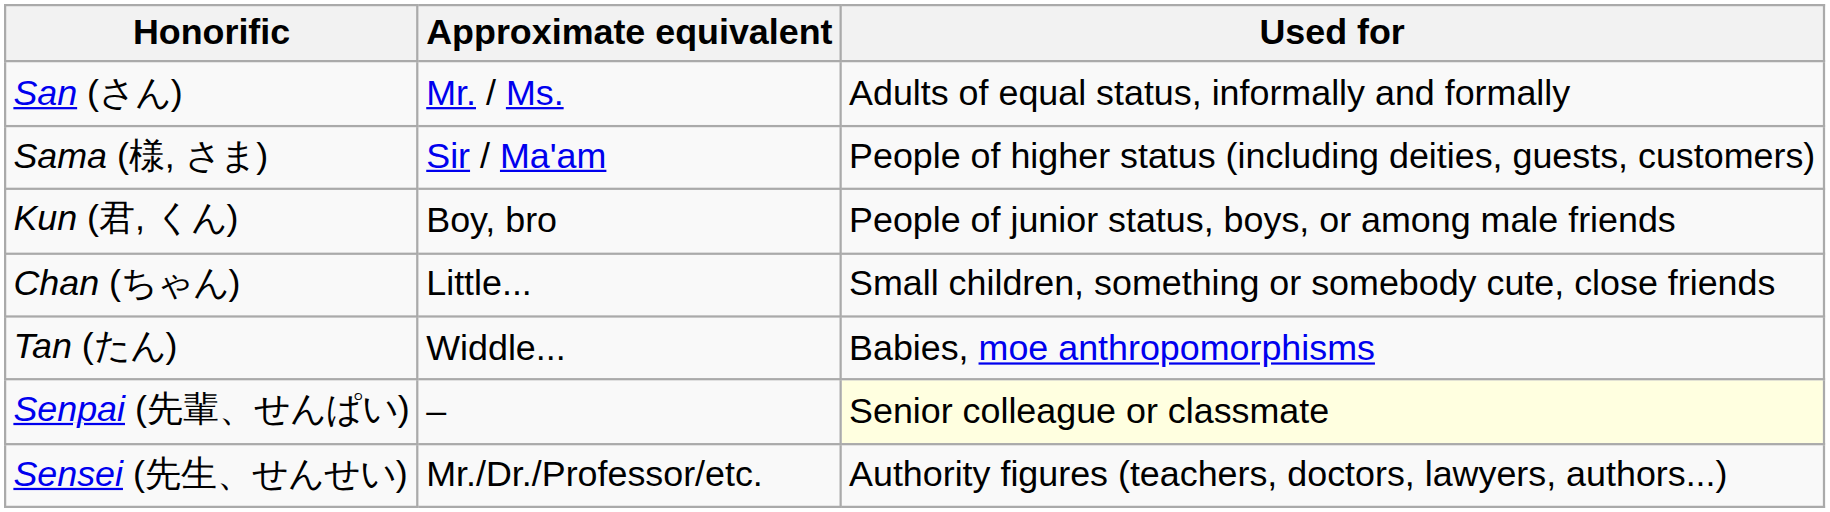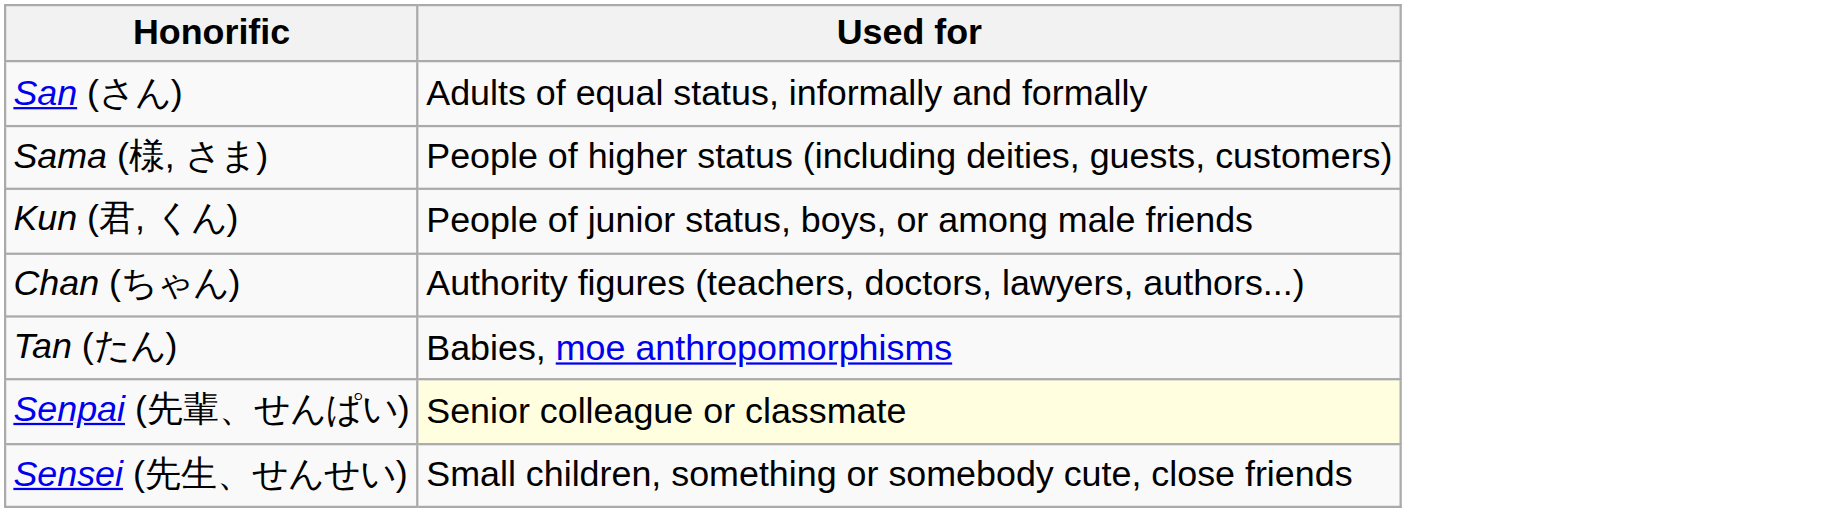- column: (629, 32)
(1312, 283) Small children, something or somebody cute, close friends -> (865, 283) Authority figures (teachers, doctors, lawyers, authors...)
(1288, 474) Authority figures (teachers, doctors, lawyers, authors...) -> (889, 474) Small children, something or somebody cute, close friends
